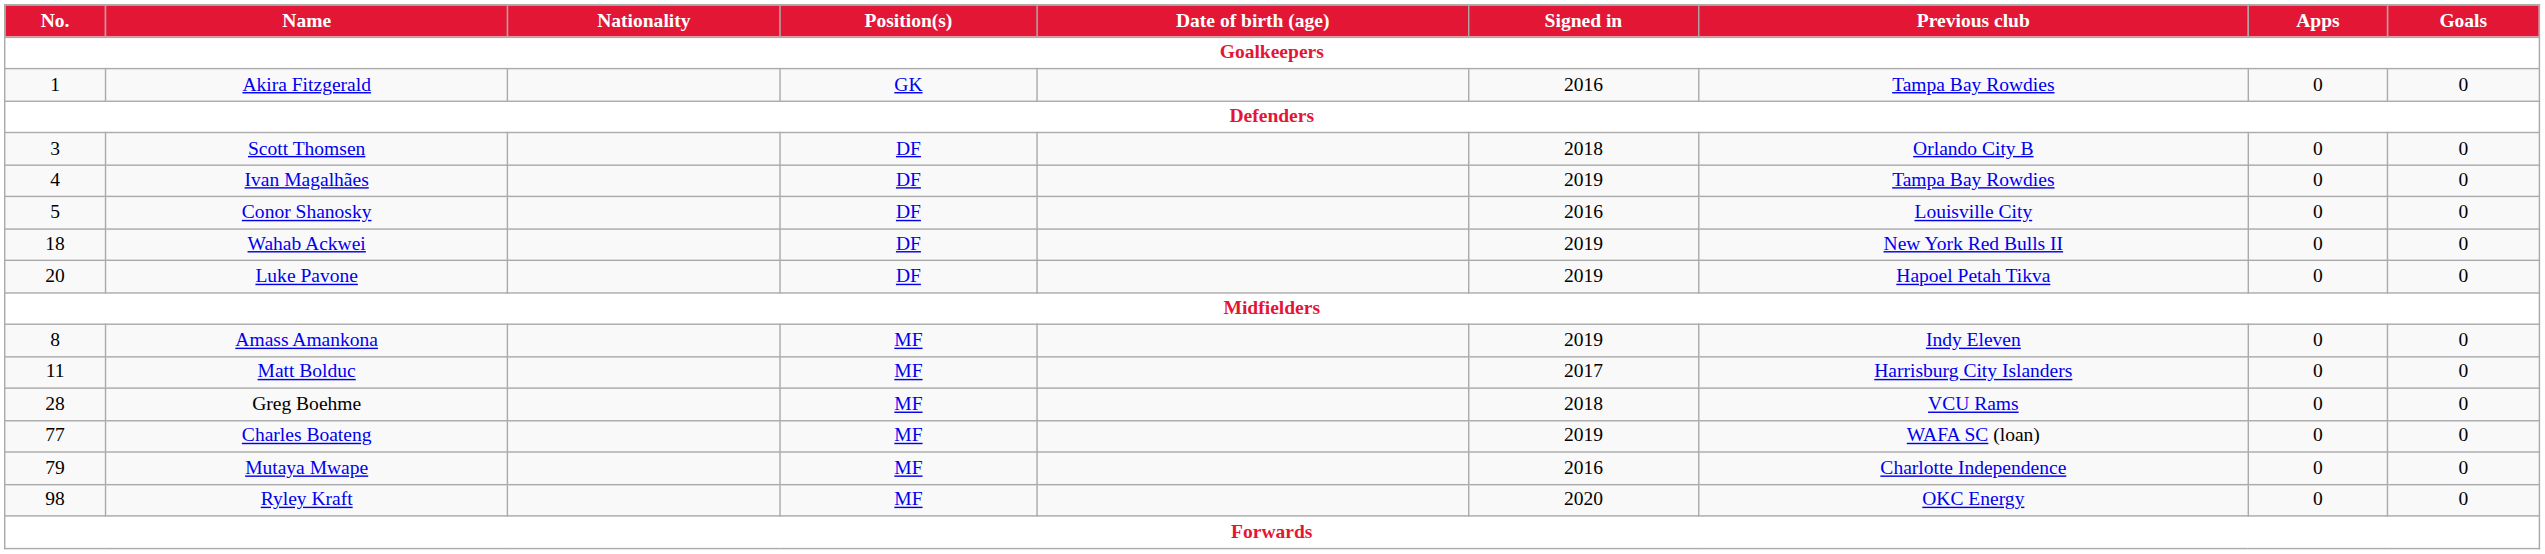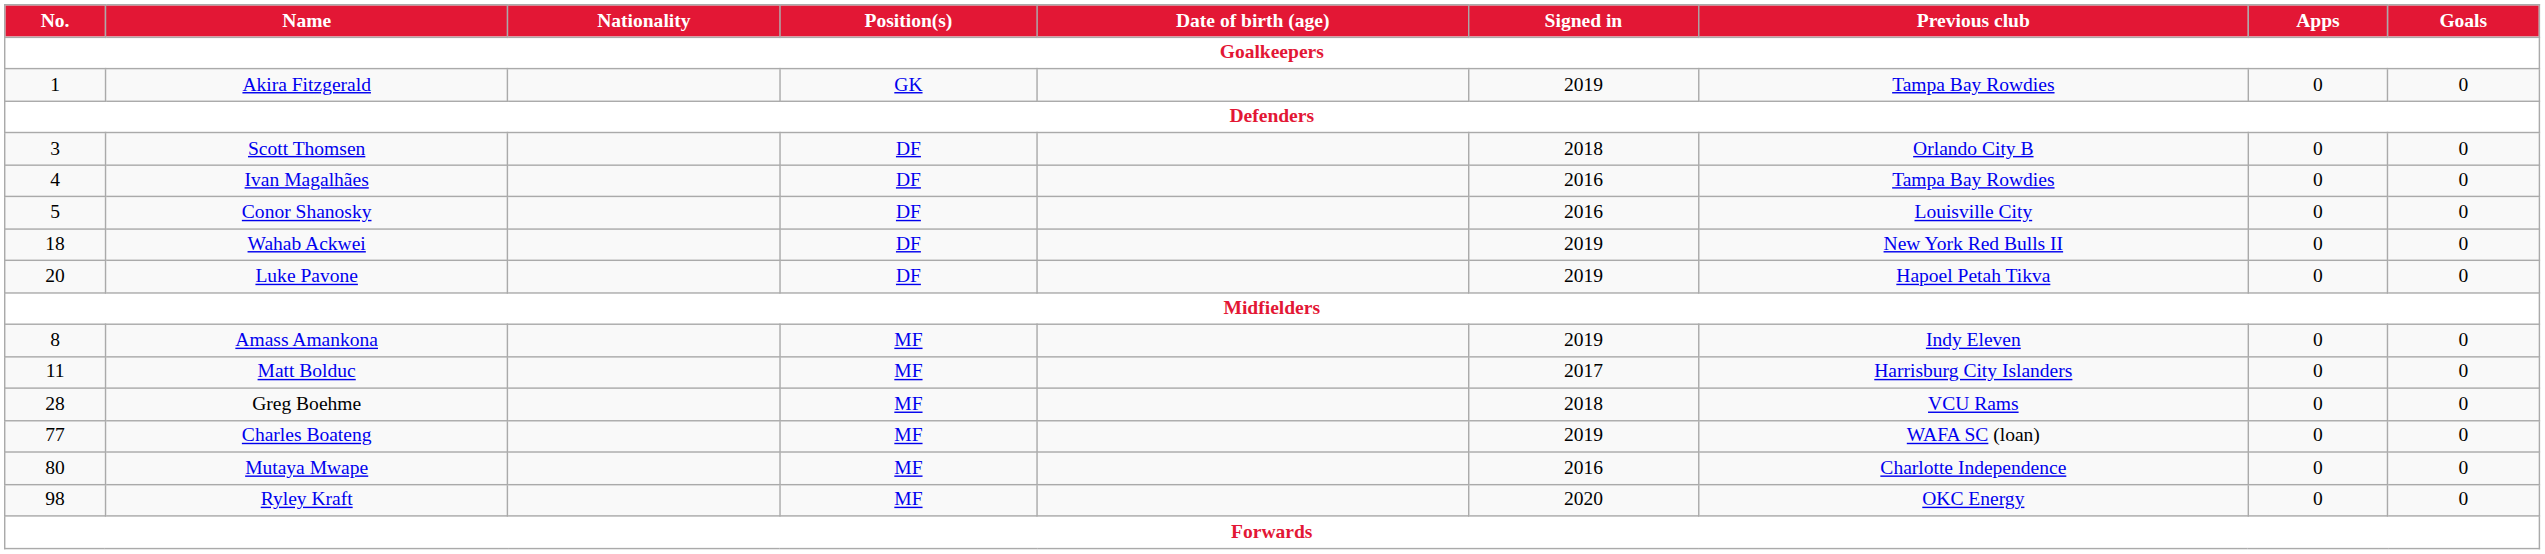(1583, 84) 2016 -> (1583, 84) 2019
(1583, 179) 2019 -> (1583, 179) 2016
(55, 467) 79 -> (55, 467) 80
